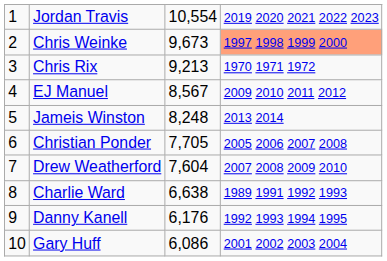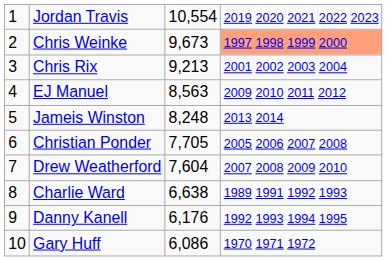(270, 67) 1970 1971 1972 -> (285, 67) 2001 2002 2003 2004
(188, 92) 8,567 -> (188, 92) 8,563
(285, 243) 2001 2002 2003 2004 -> (270, 243) 1970 1971 1972
